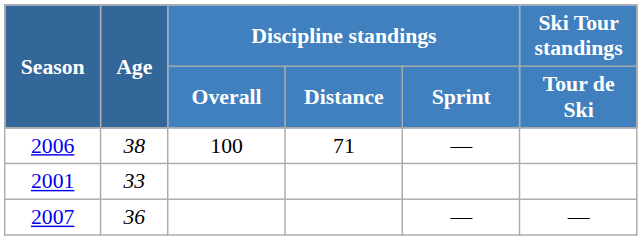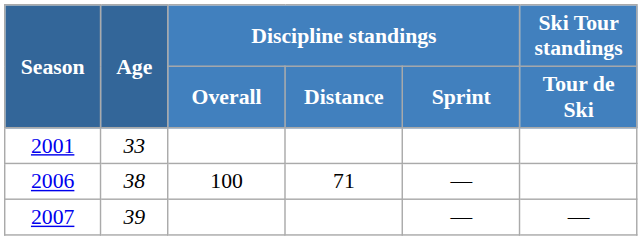rows swapped: (53, 181) <-> (53, 145)
(134, 217) 36 -> (134, 217) 39
